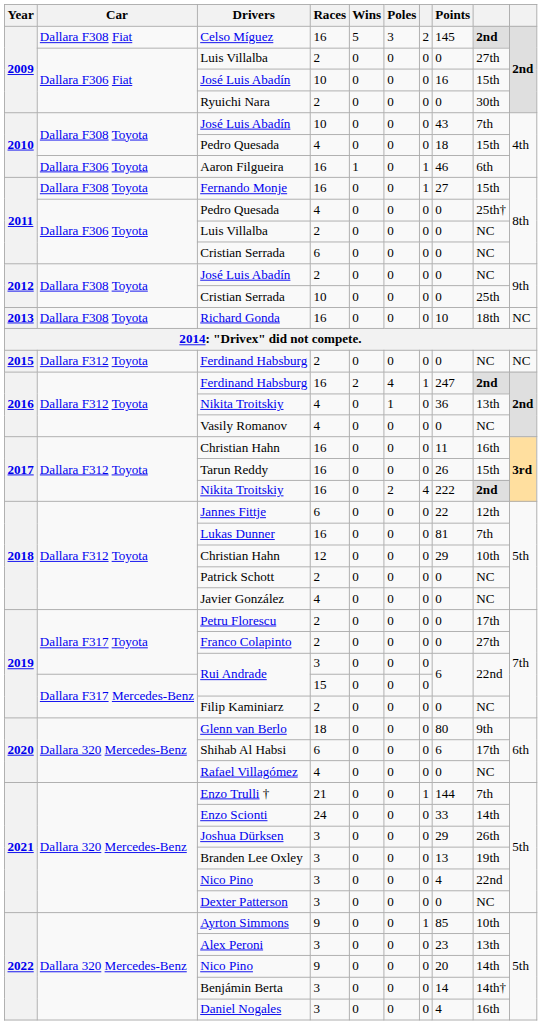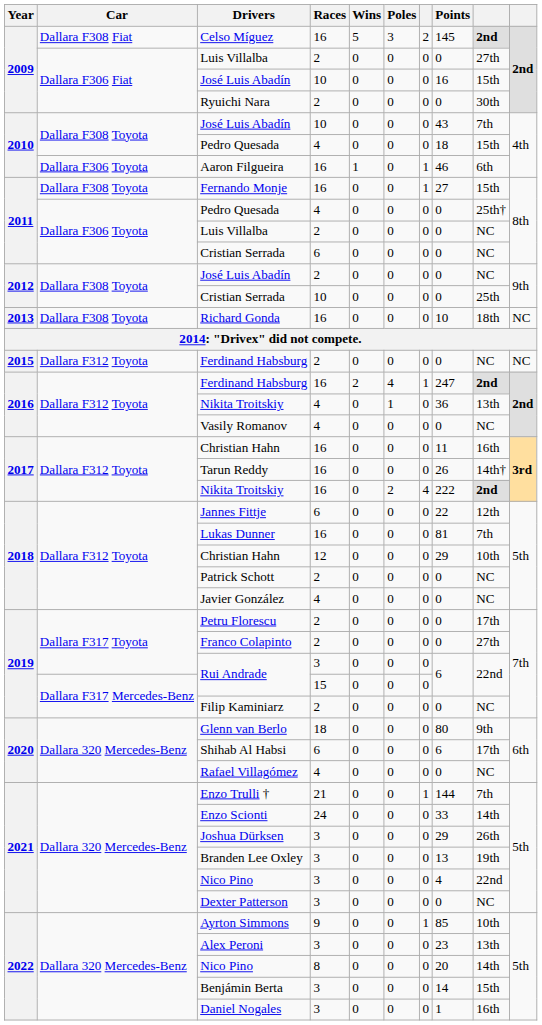(488, 469) 15th -> (491, 469) 14th†
(317, 966) 9 -> (317, 966) 8
(491, 988) 14th† -> (488, 988) 15th
(439, 1009) 4 -> (439, 1009) 1
